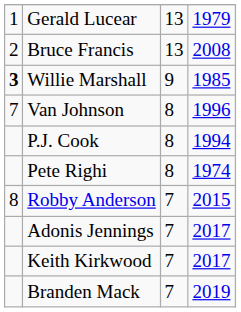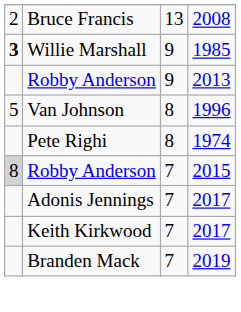- row: (82, 19)
+ row: (92, 79)
(14, 110) 7 -> (14, 110) 5
- row: (63, 140)
(14, 200) no background -> (14, 170) lightgrey background
